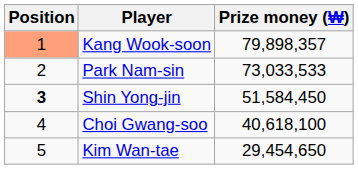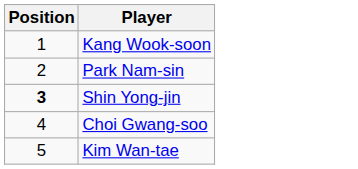- column: (284, 17)
(42, 44) lightsalmon background -> (42, 44) no background
